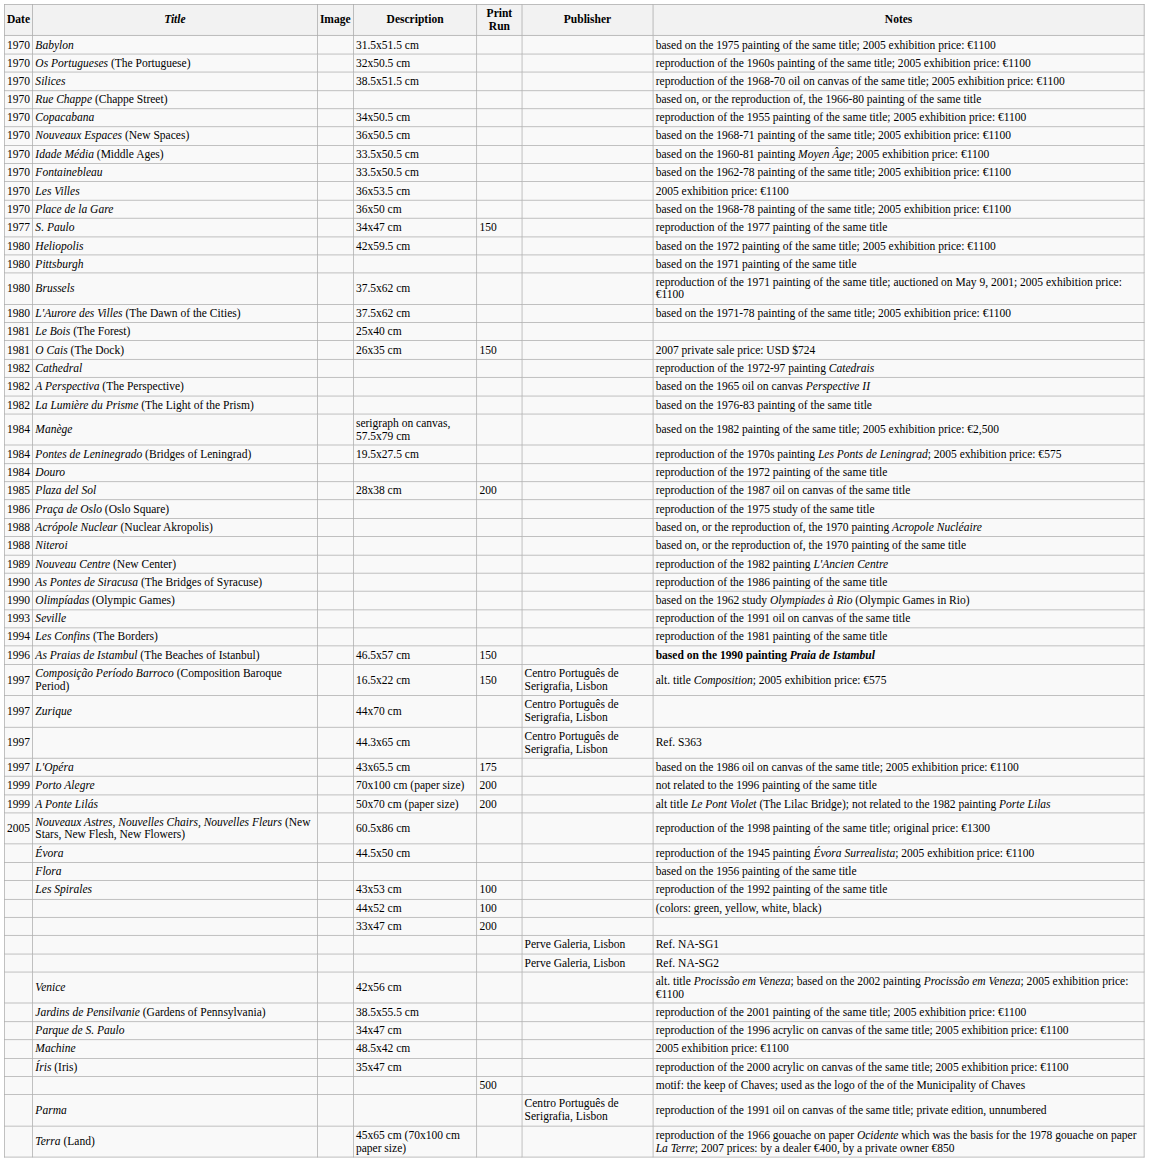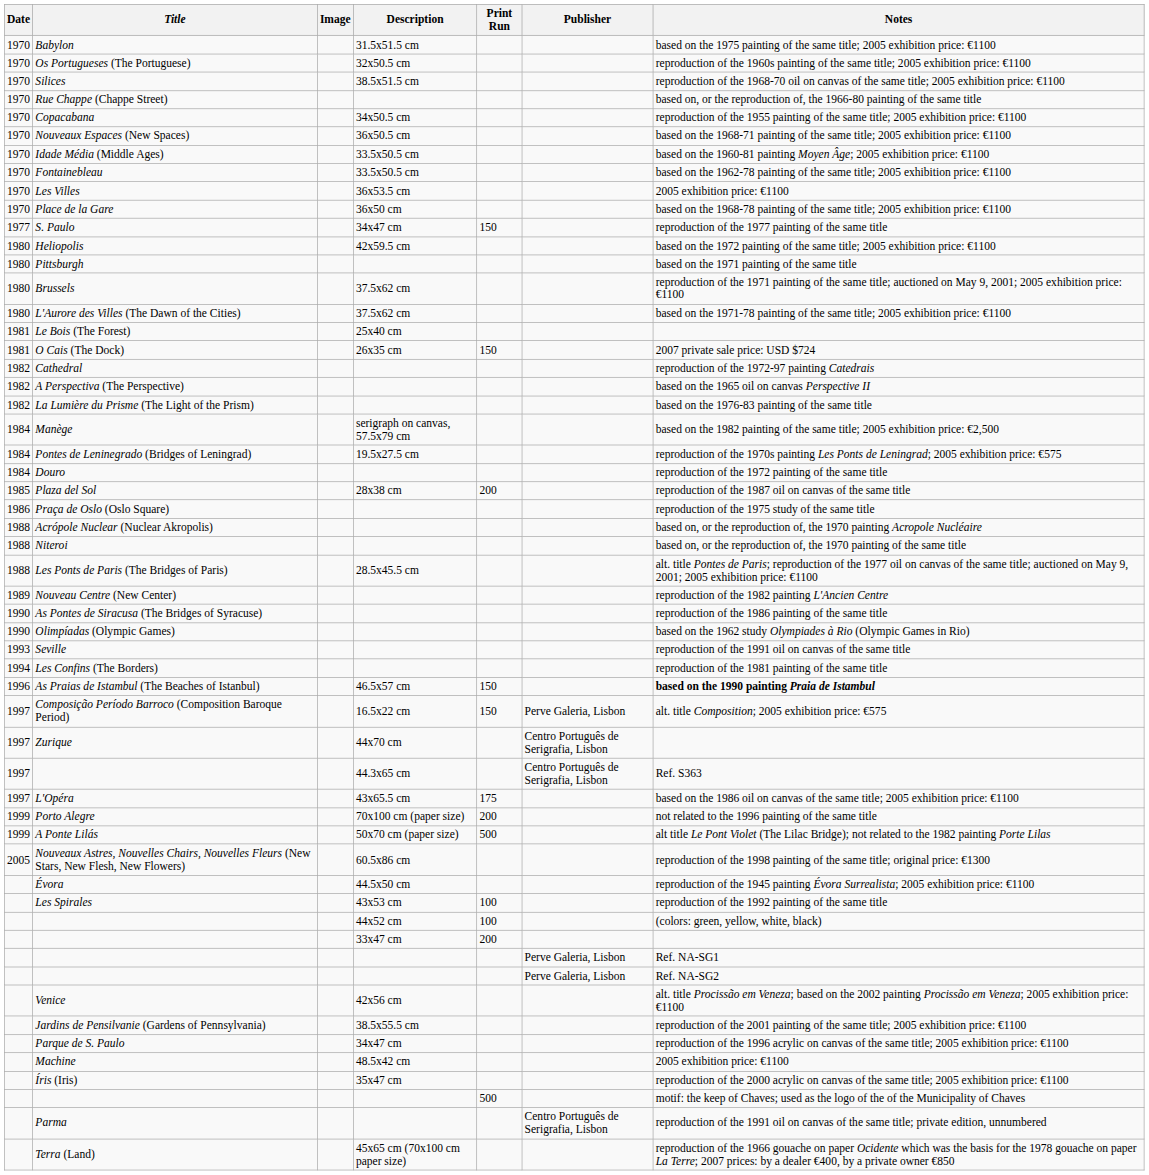+ row: (132, 570)
(572, 680) Centro Português de Serigrafia, Lisbon -> (575, 711) Perve Galeria, Lisbon
(488, 803) 200 -> (488, 835) 500
- row: (48, 871)
